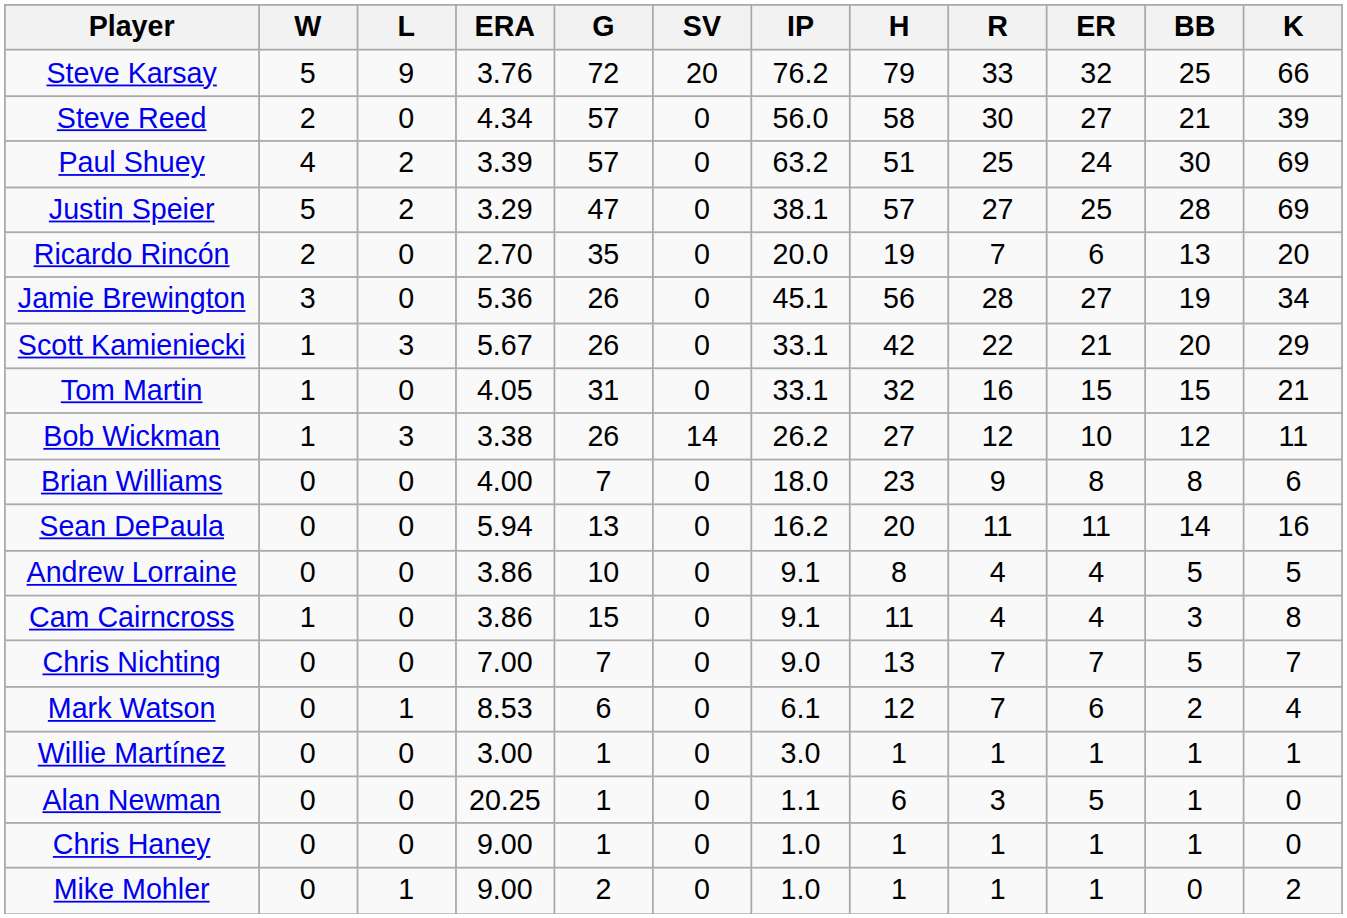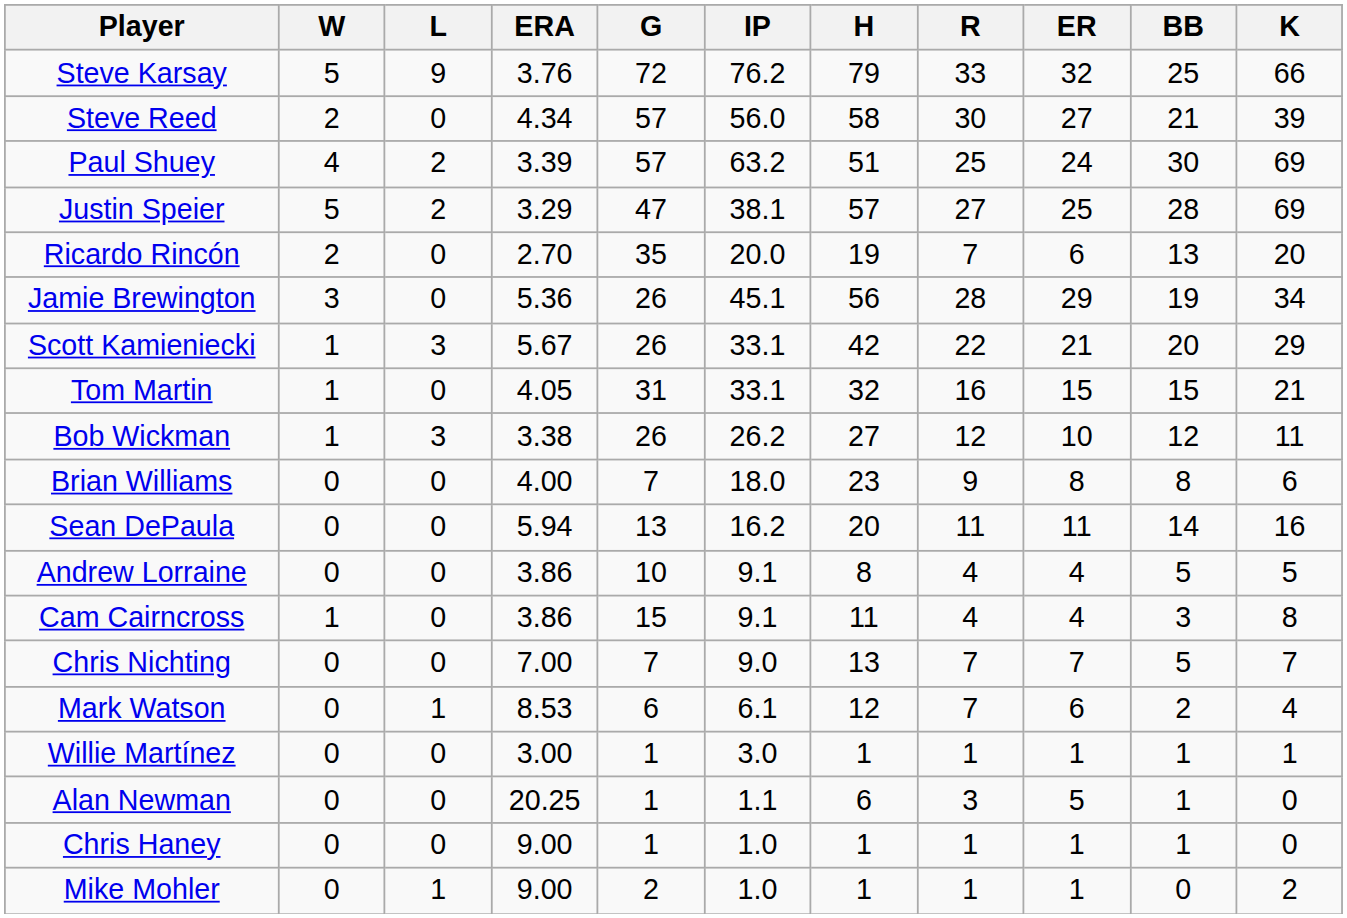- column: (702, 27)
(1096, 299) 27 -> (1077, 299) 29
